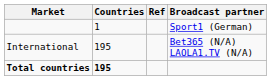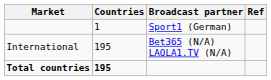columns swapped: (217, 12) <-> (157, 12)
